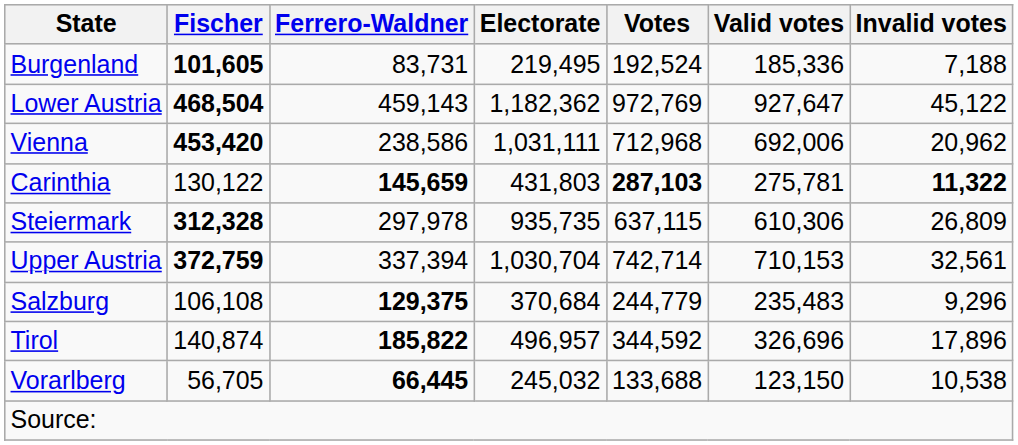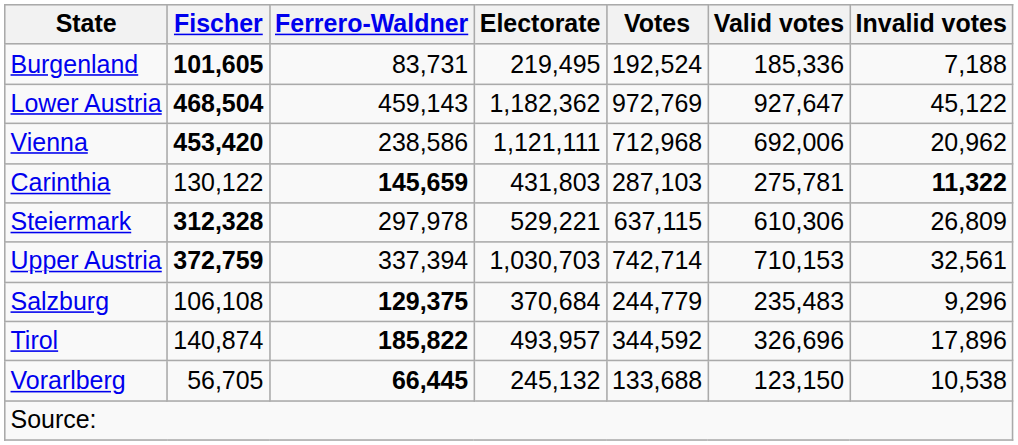(547, 143) 1,031,111 -> (547, 143) 1,121,111
(657, 182) bold -> (657, 182) normal
(555, 222) 935,735 -> (555, 222) 529,221
(545, 261) 1,030,704 -> (545, 261) 1,030,703
(555, 340) 496,957 -> (555, 340) 493,957
(555, 380) 245,032 -> (555, 380) 245,132
